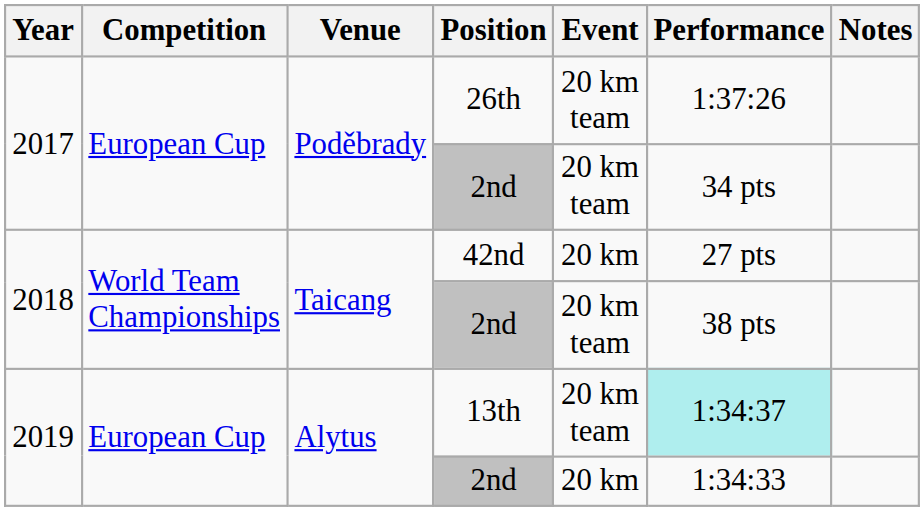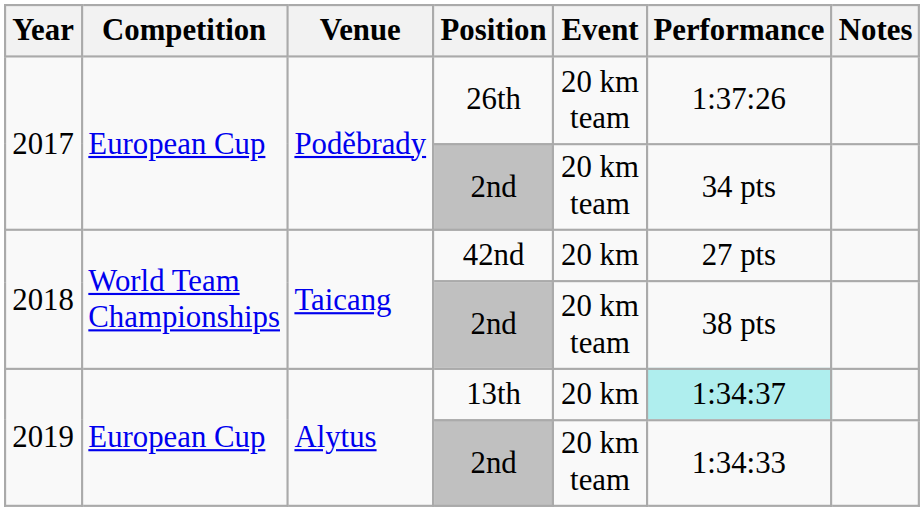(600, 411) 20 km team -> (600, 393) 20 km
(600, 480) 20 km -> (600, 462) 20 km team
